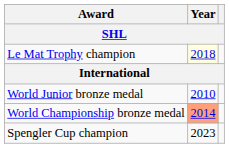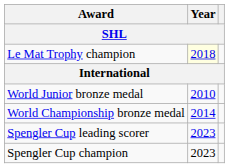(203, 113) lightsalmon background -> (203, 113) no background
+ row: (78, 133)
